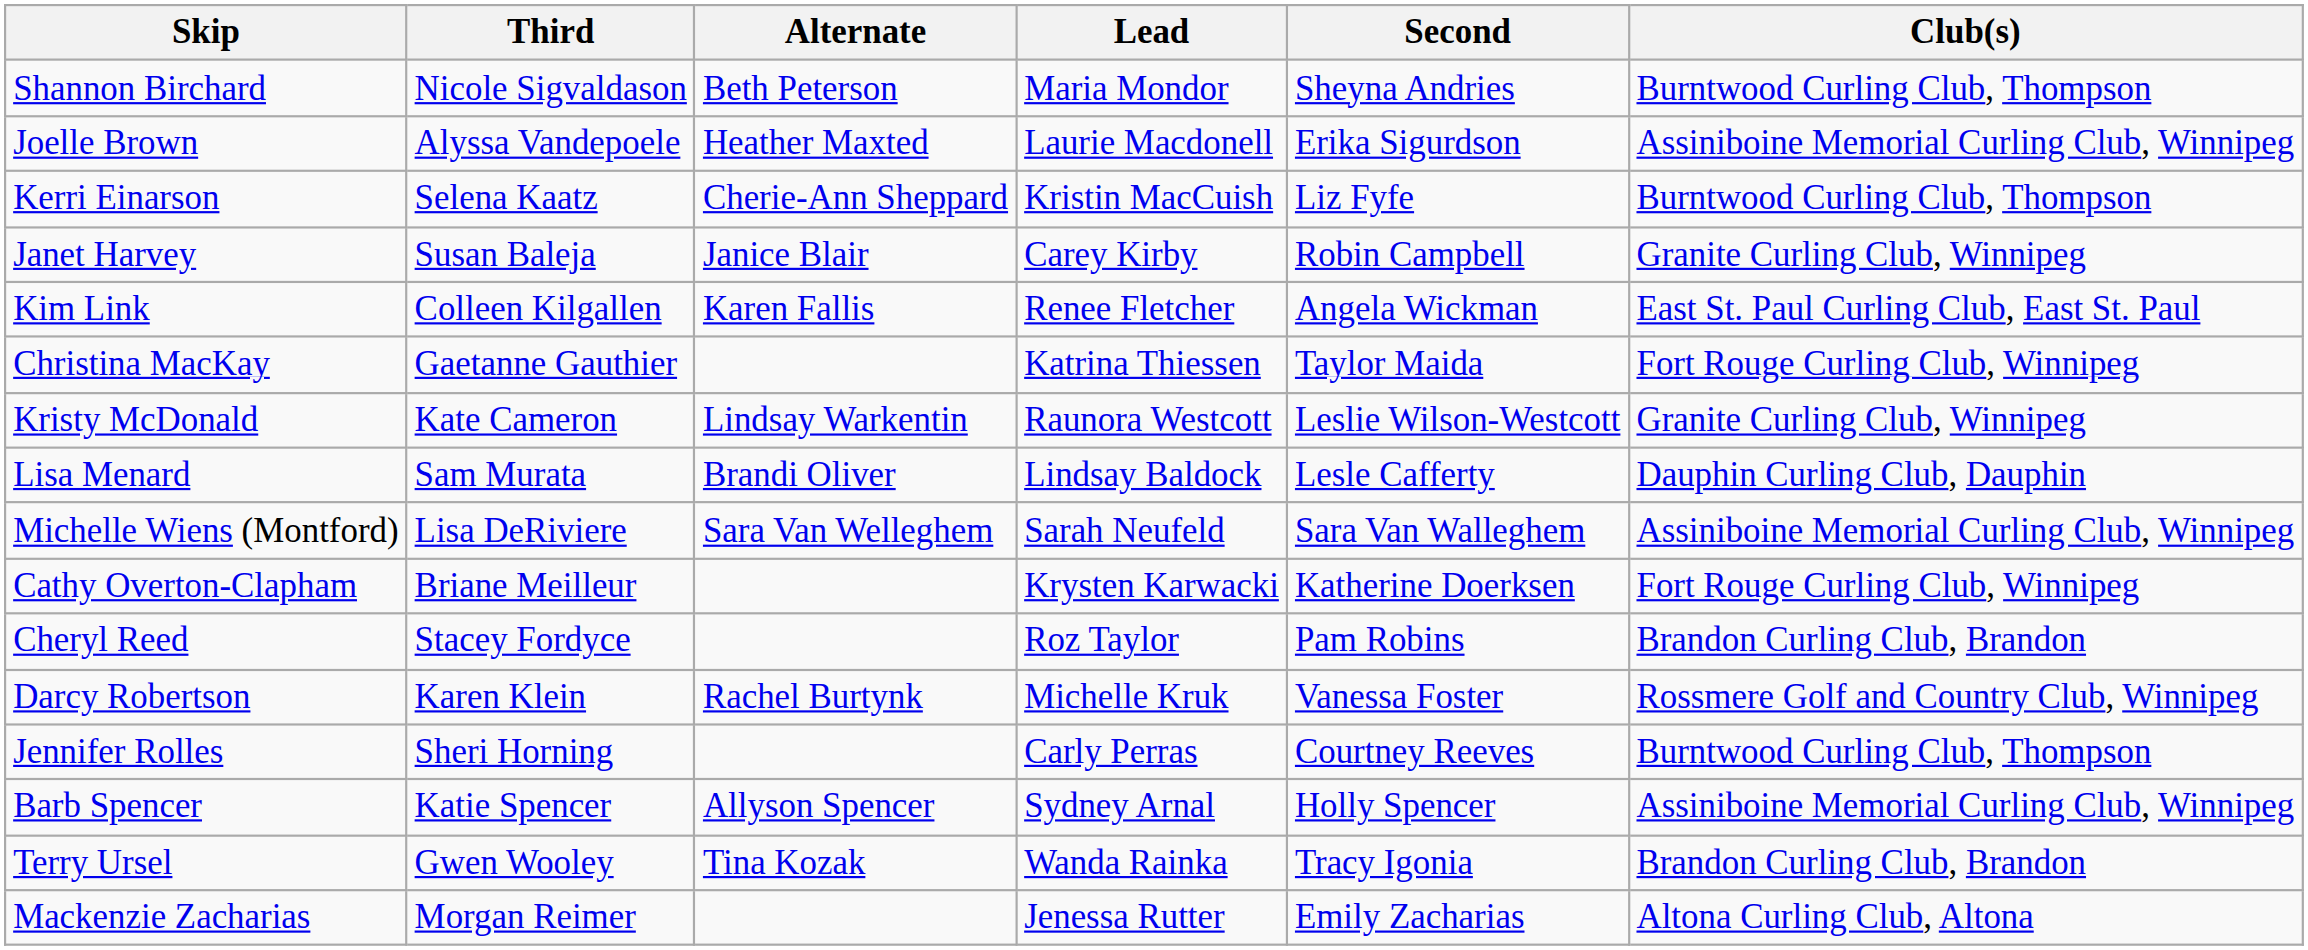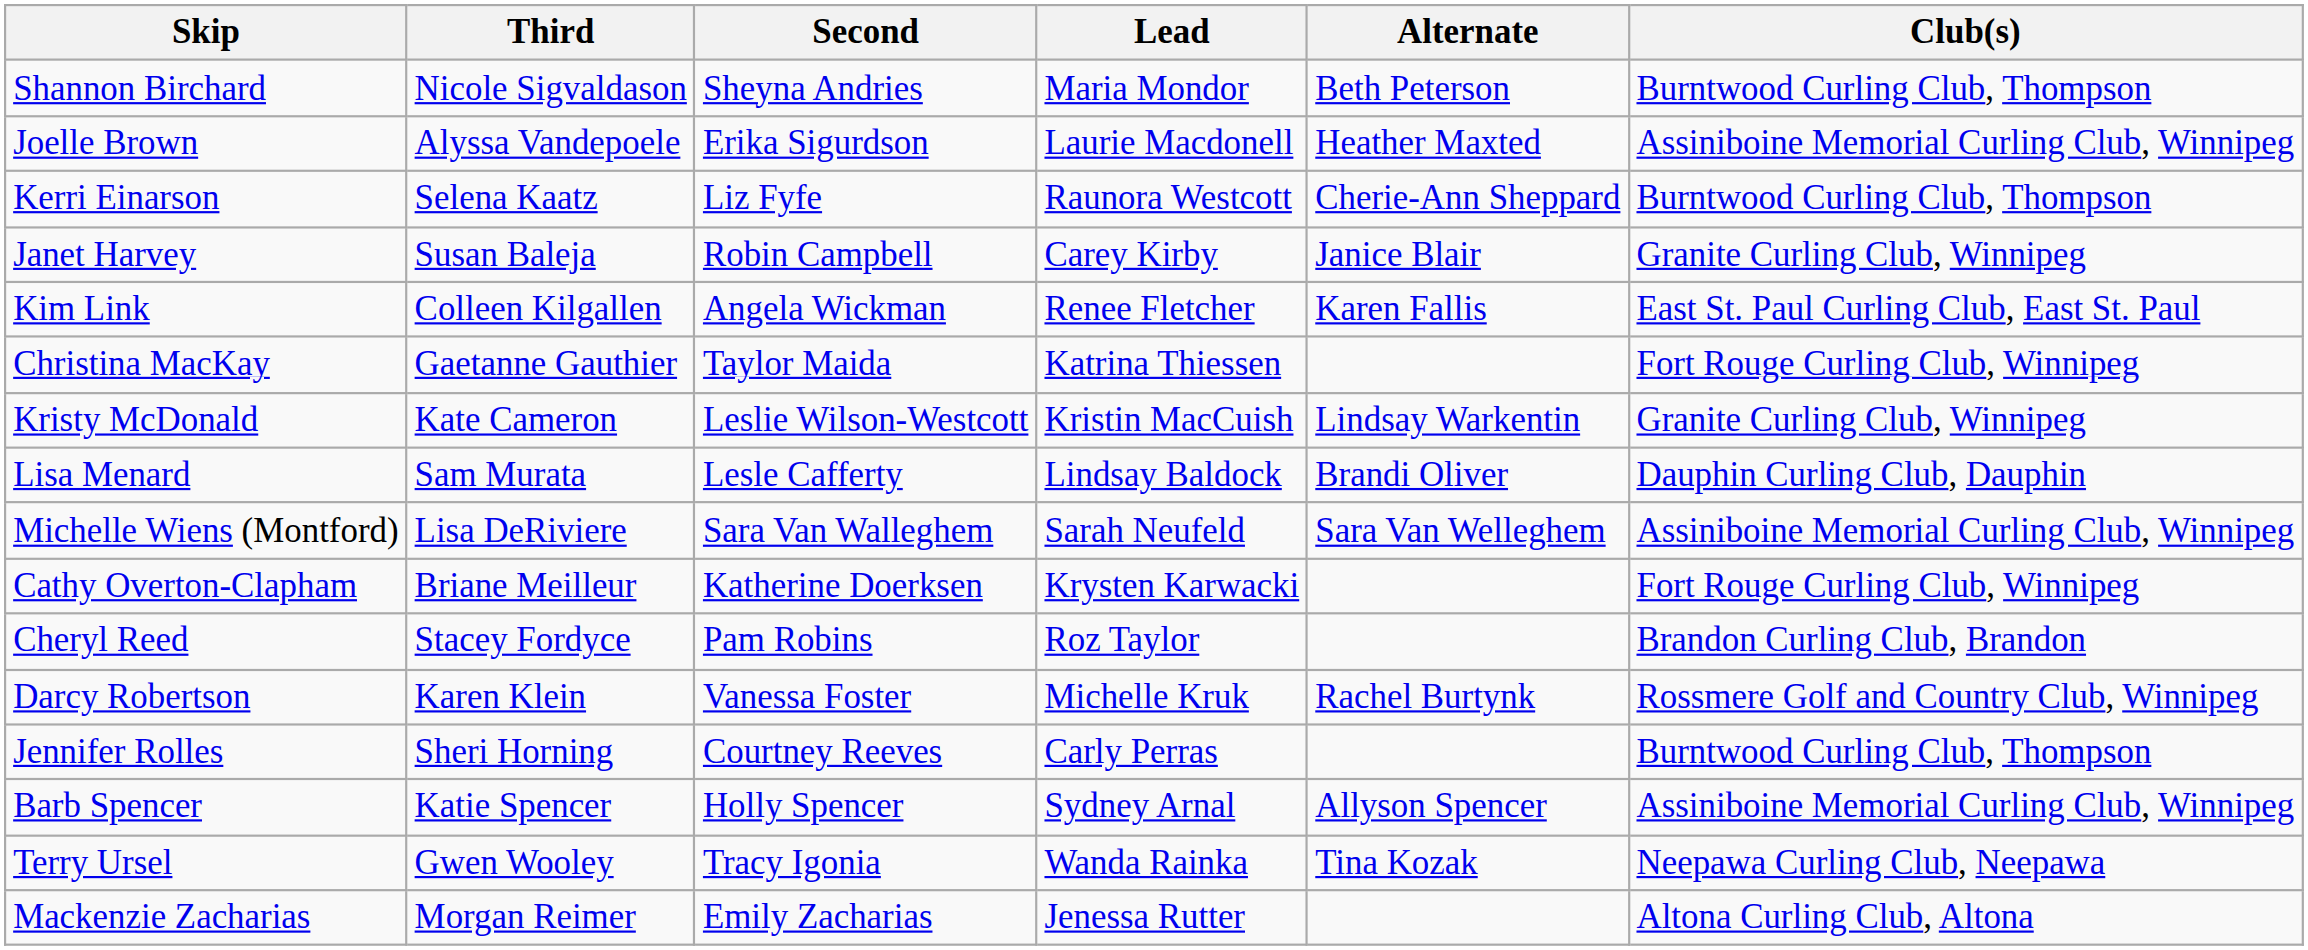columns swapped: (1458, 32) <-> (855, 32)
(1149, 198) Kristin MacCuish -> (1168, 198) Raunora Westcott
(1148, 419) Raunora Westcott -> (1169, 419) Kristin MacCuish
(1861, 861) Brandon Curling Club, Brandon -> (1871, 861) Neepawa Curling Club, Neepawa
